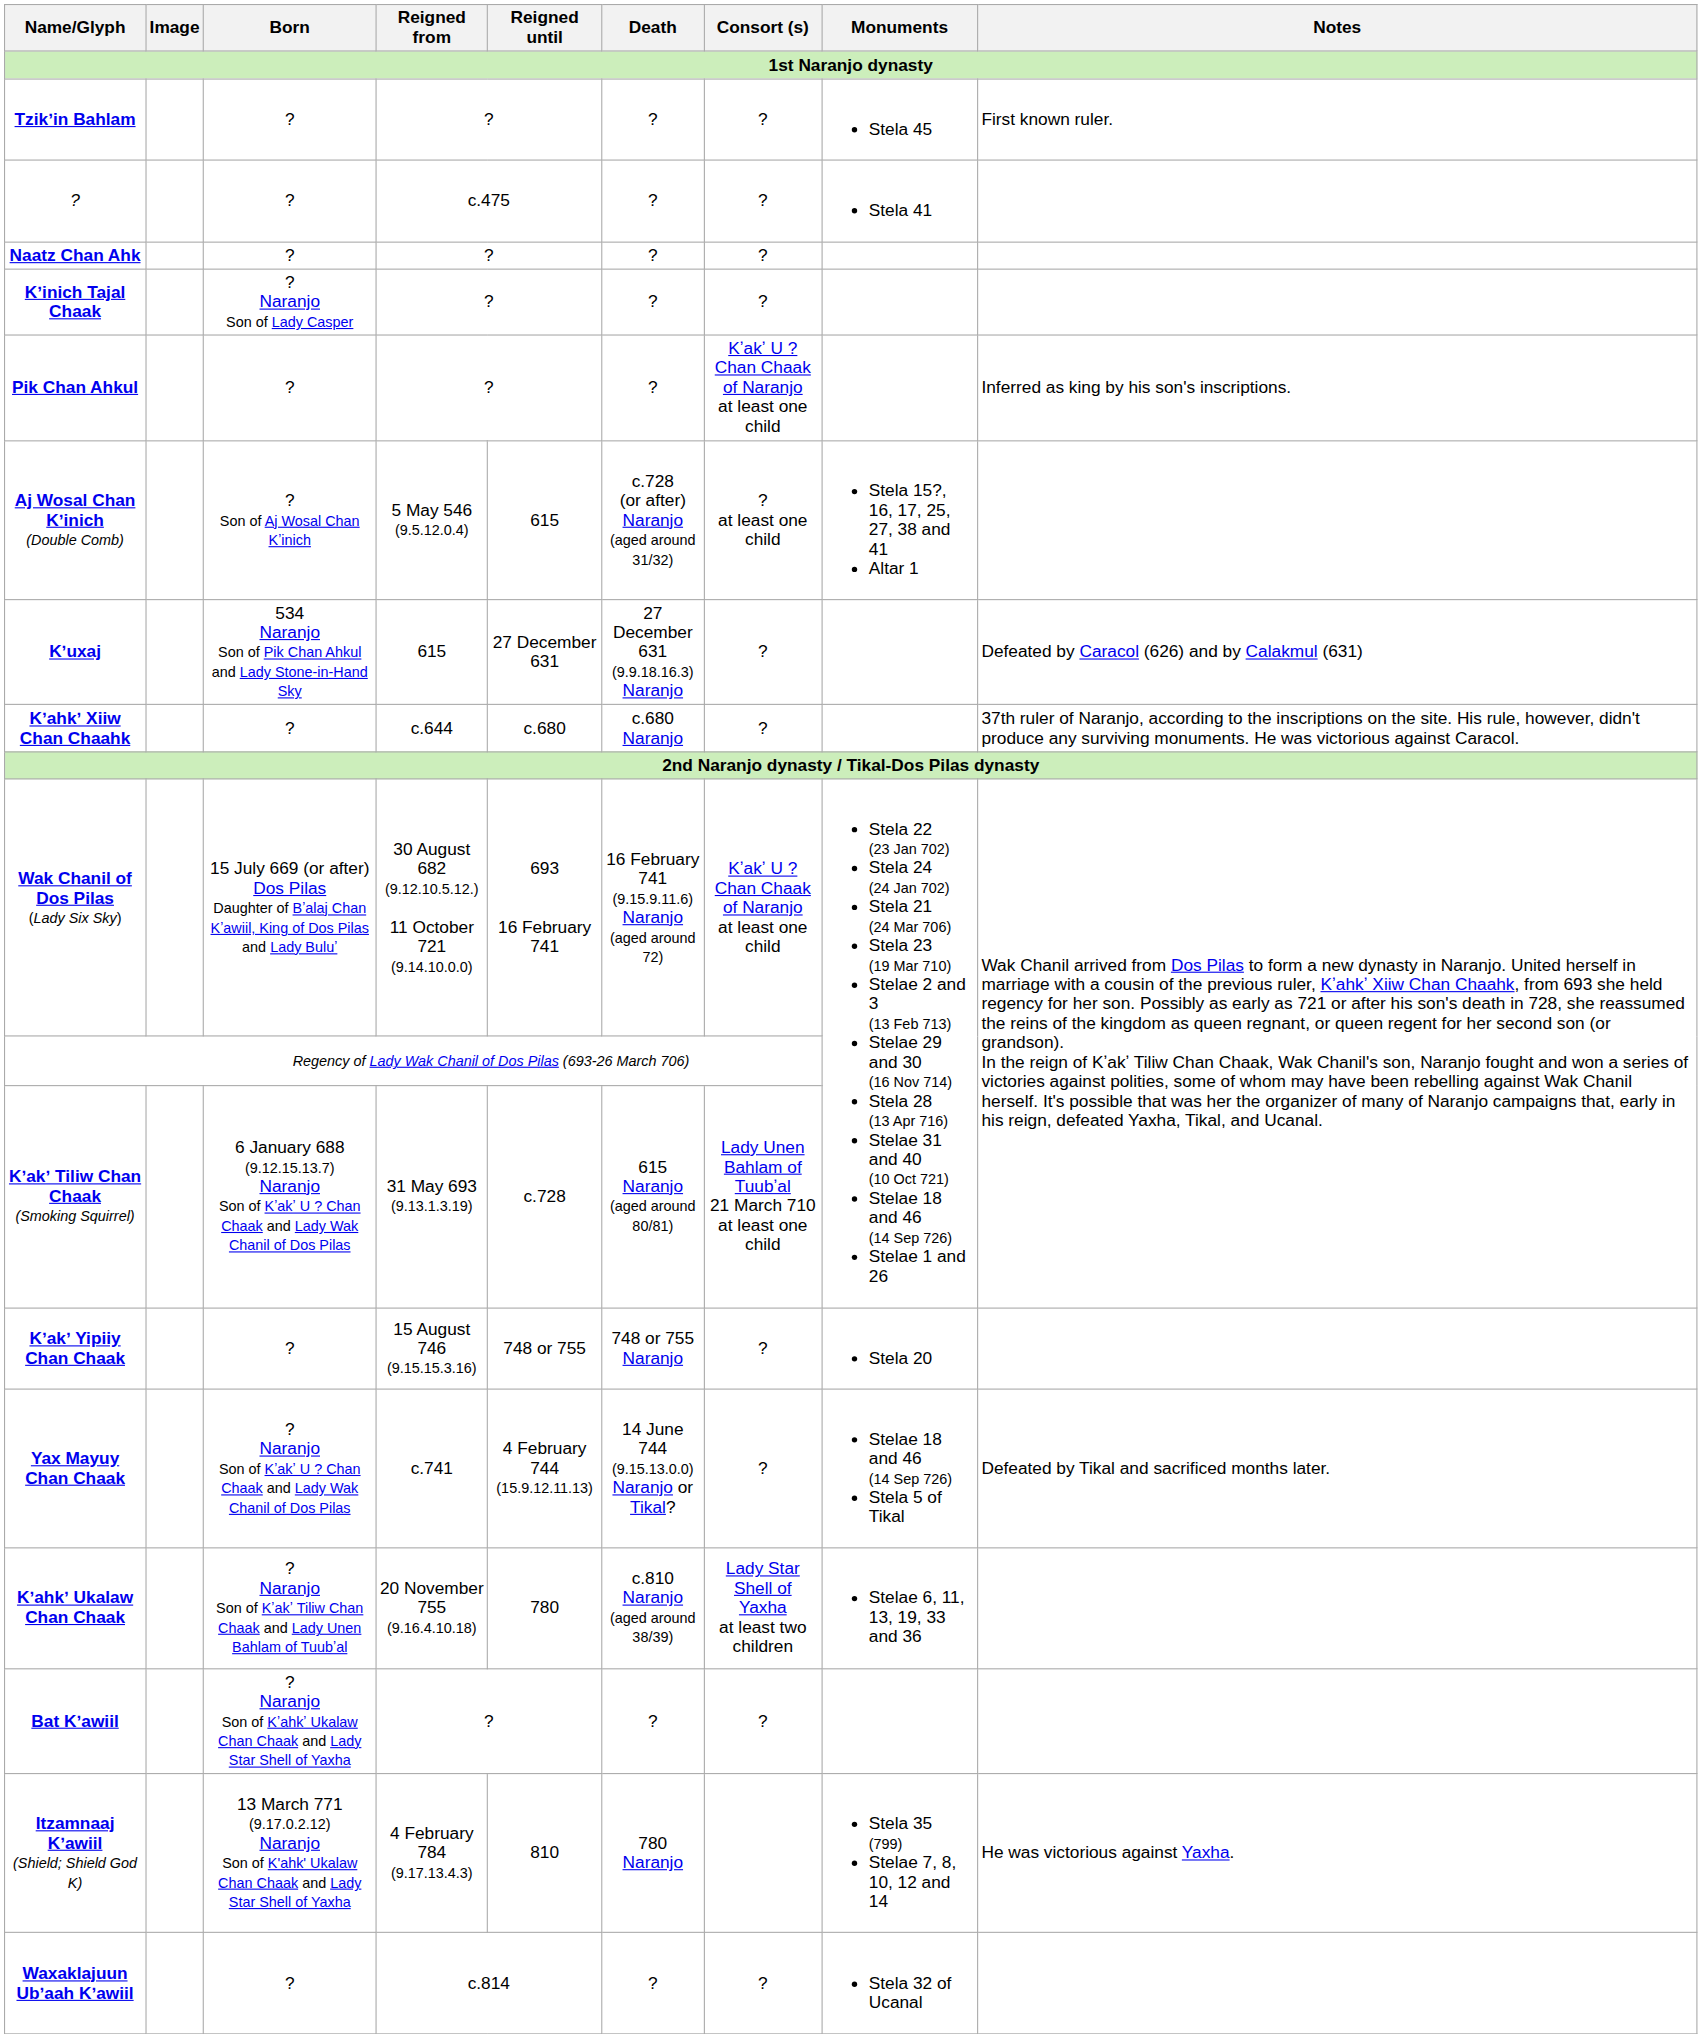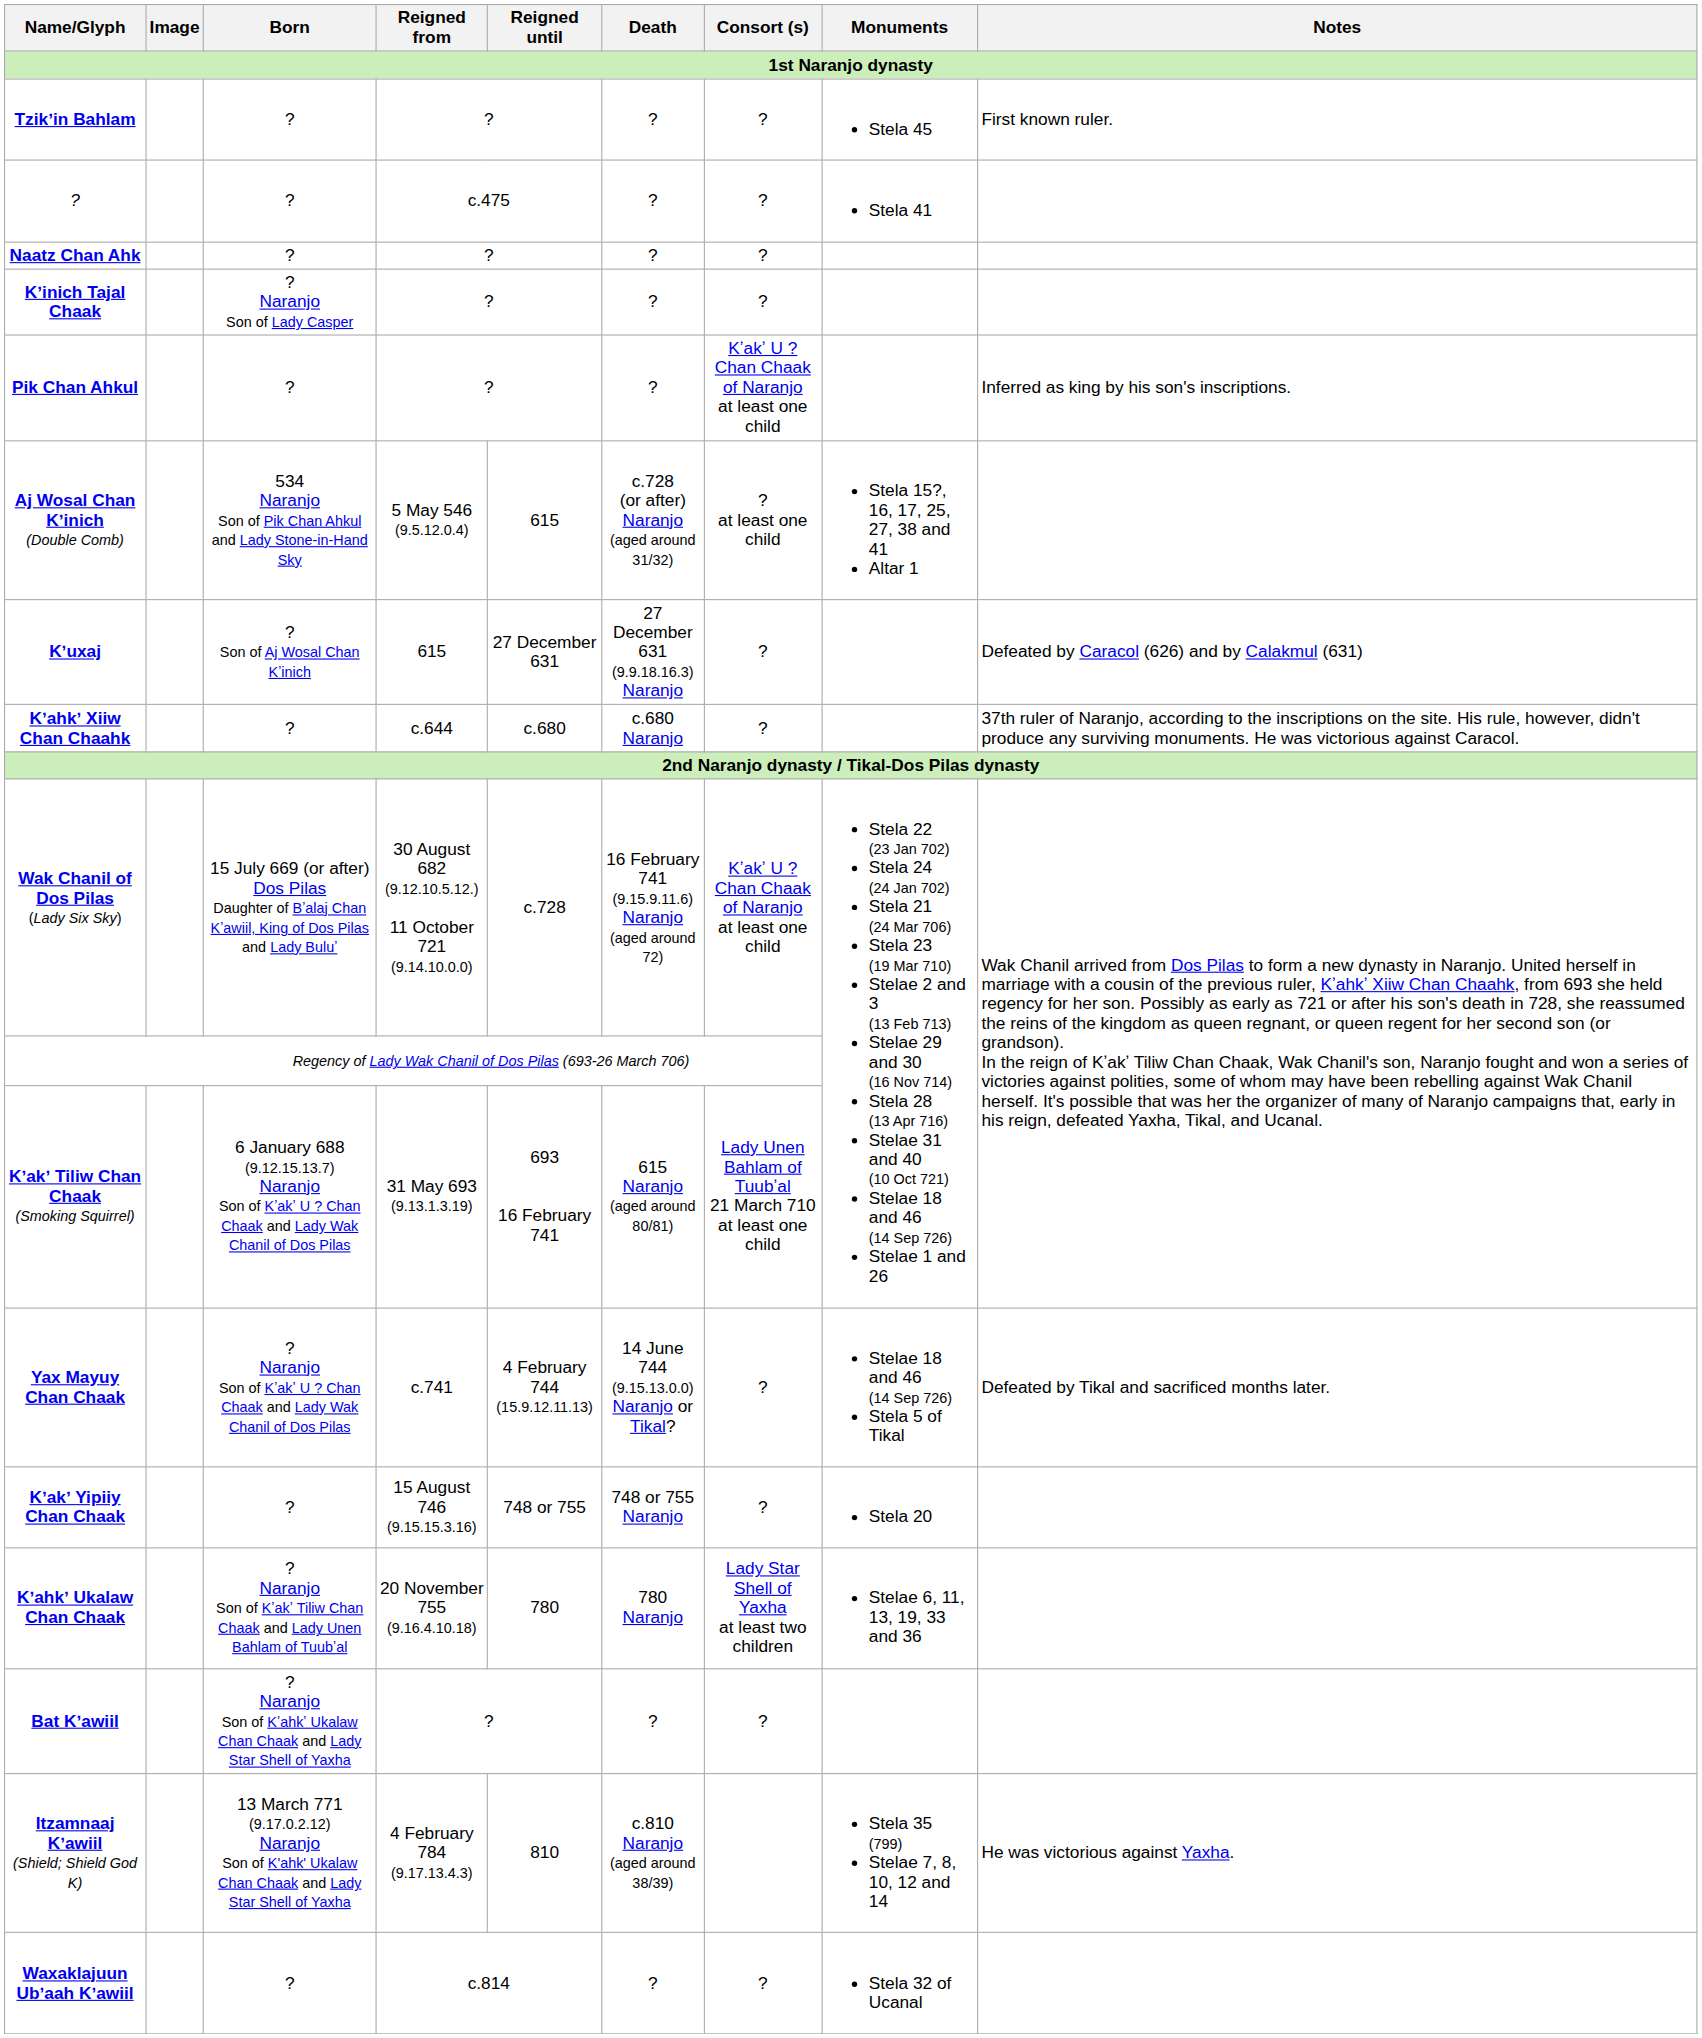(290, 519) ? Son of Aj Wosal Chan Kʼinich -> (290, 519) 534 Naranjo Son of Pik Chan Ahkul and Lady Stone-in-Hand Sky
(290, 652) 534 Naranjo Son of Pik Chan Ahkul and Lady Stone-in-Hand Sky -> (290, 652) ? Son of Aj Wosal Chan Kʼinich
(545, 907) 693 16 February 741 -> (545, 907) c.728
(545, 1196) c.728 -> (545, 1196) 693 16 February 741
rows swapped: (75, 1468) <-> (75, 1348)
(653, 1608) c.810 Naranjo (aged around 38/39) -> (653, 1608) 780 Naranjo
(653, 1853) 780 Naranjo -> (653, 1853) c.810 Naranjo (aged around 38/39)
